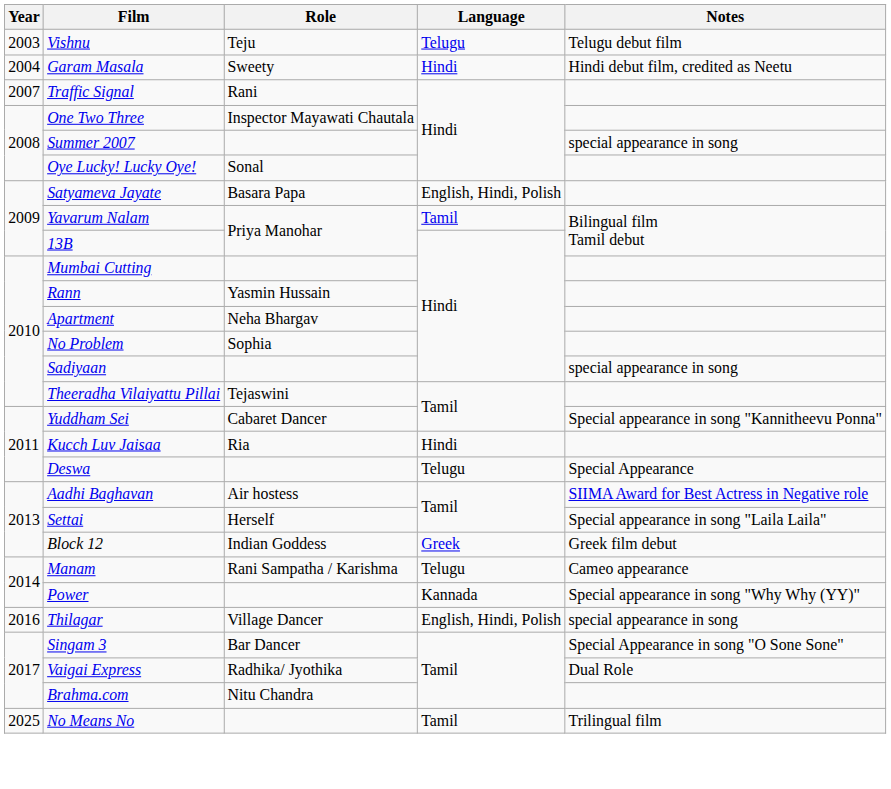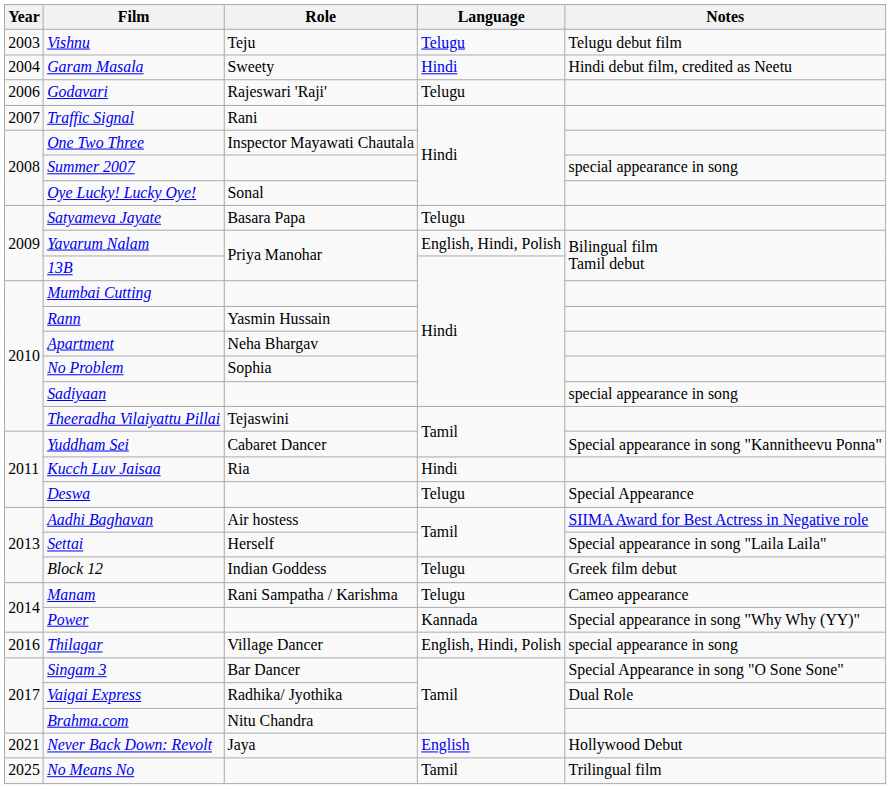+ row: (77, 92)
(491, 192) English, Hindi, Polish -> (443, 218) Telugu
(440, 218) Tamil -> (491, 243) English, Hindi, Polish
(441, 544) Greek -> (443, 569) Telugu
+ row: (130, 745)
